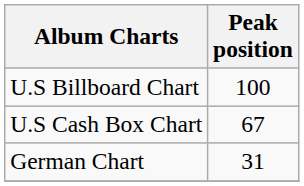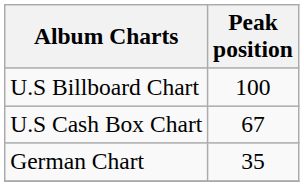(253, 161) 31 -> (253, 161) 35
